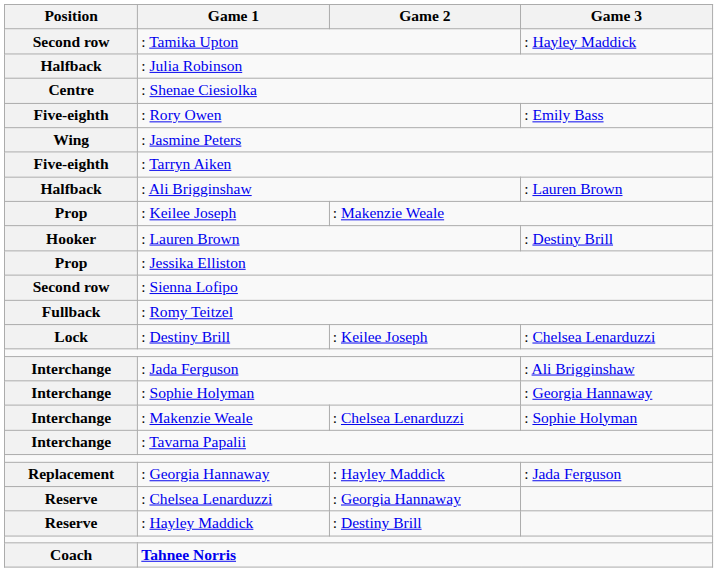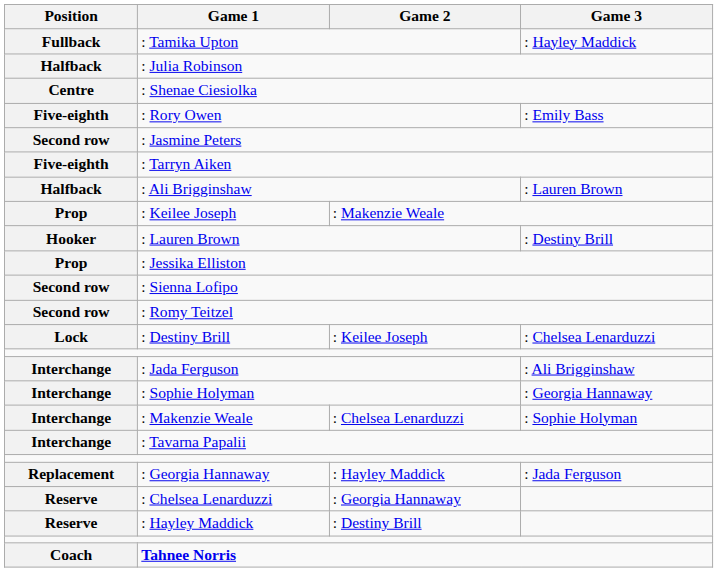(71, 41) Second row -> (71, 41) Fullback
(71, 139) Wing -> (71, 139) Second row
(71, 312) Fullback -> (71, 312) Second row
